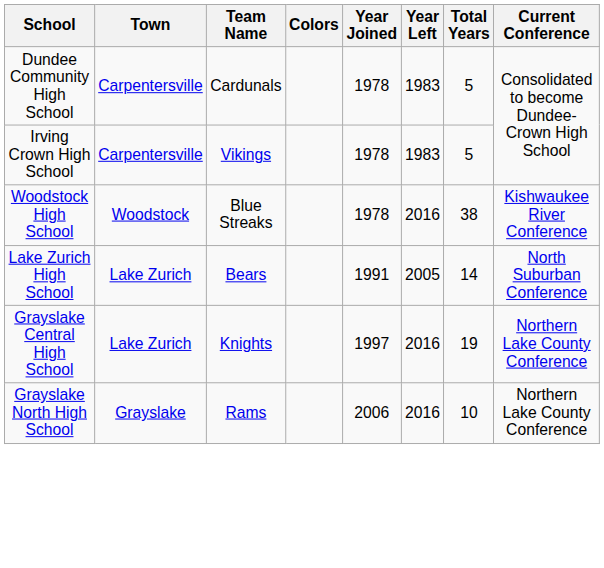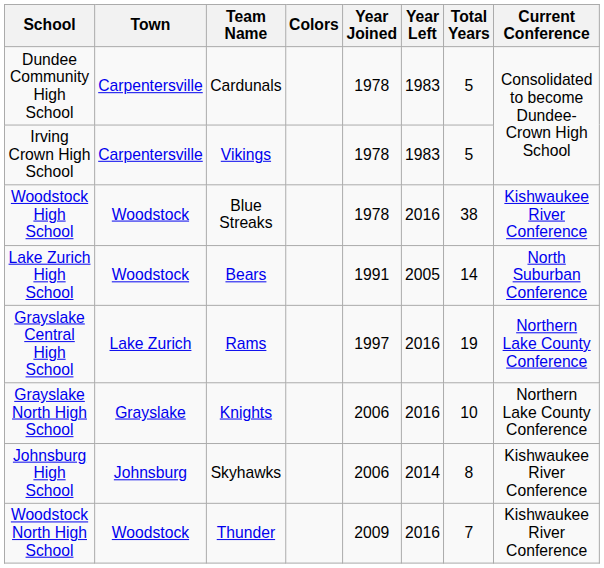(150, 275) Lake Zurich -> (150, 275) Woodstock
(246, 344) Knights -> (246, 344) Rams
(246, 413) Rams -> (246, 413) Knights
+ row: (50, 473)
+ row: (50, 533)
